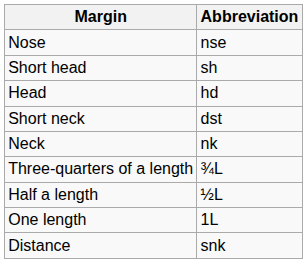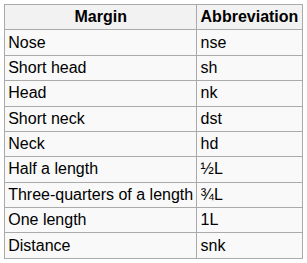(209, 93) hd -> (209, 93) nk
(209, 144) nk -> (209, 144) hd
rows swapped: (53, 194) <-> (101, 169)
